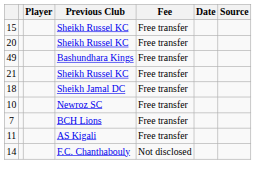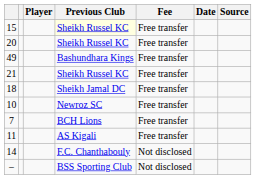(93, 27) no background -> (93, 27) lightyellow background
+ row: (11, 167)
